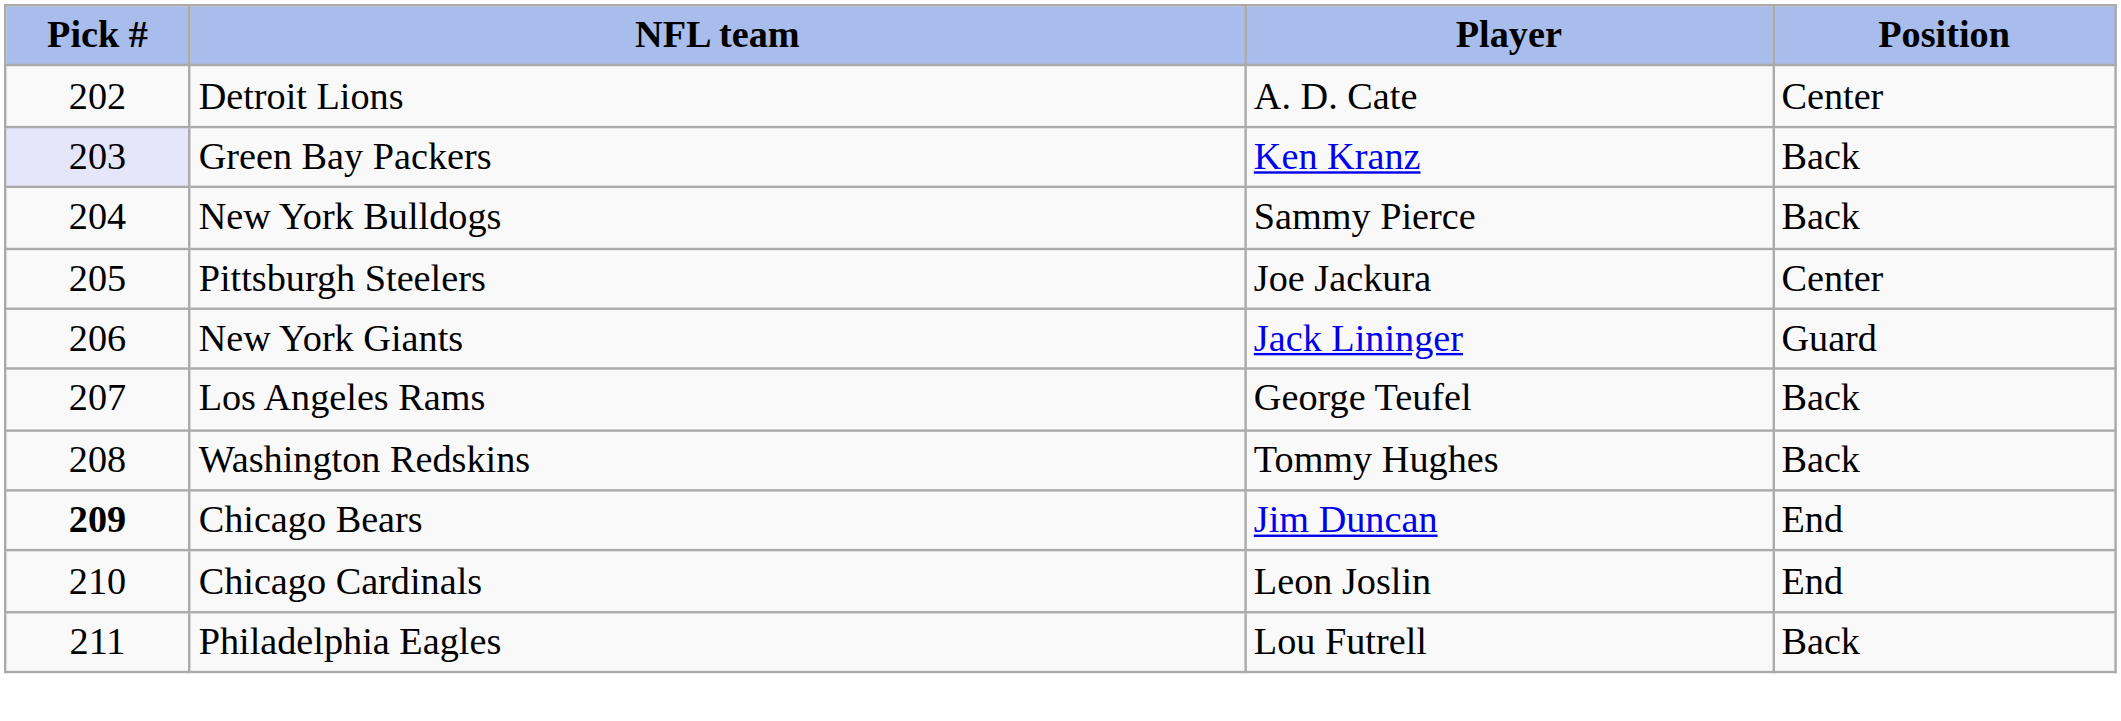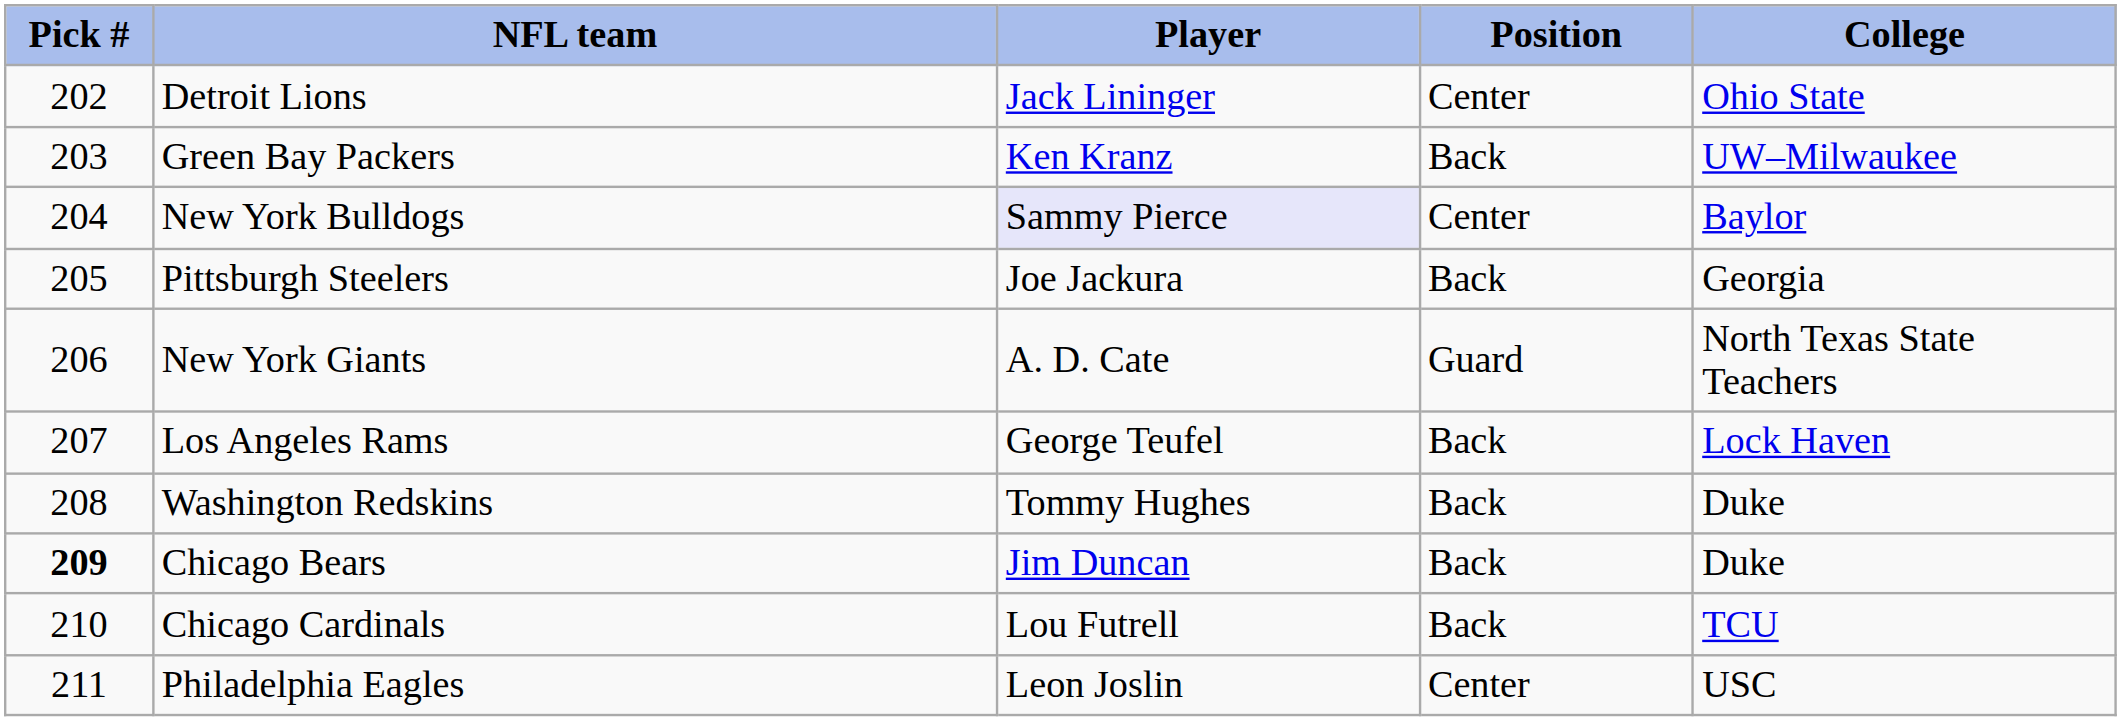+ column: (1904, 34)
(1336, 95) A. D. Cate -> (1110, 95) Jack Lininger
(98, 156) lavender background -> (79, 156) no background
(1365, 216) no background -> (1117, 216) lavender background
(1821, 216) Back -> (1479, 216) Center
(1832, 277) Center -> (1467, 277) Back
(1358, 338) Jack Lininger -> (1088, 359) A. D. Cate
(1812, 519) End -> (1467, 563) Back
(1343, 580) Leon Joslin -> (1092, 623) Lou Futrell
(1812, 580) End -> (1467, 623) Back
(1340, 641) Lou Futrell -> (1095, 684) Leon Joslin
(1821, 641) Back -> (1479, 684) Center
